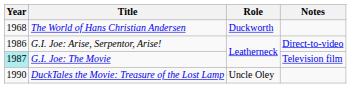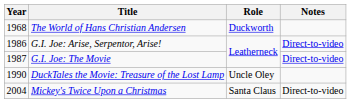(17, 59) paleturquoise background -> (17, 59) no background
(312, 59) Television film -> (313, 59) Direct-to-video
+ row: (99, 91)
